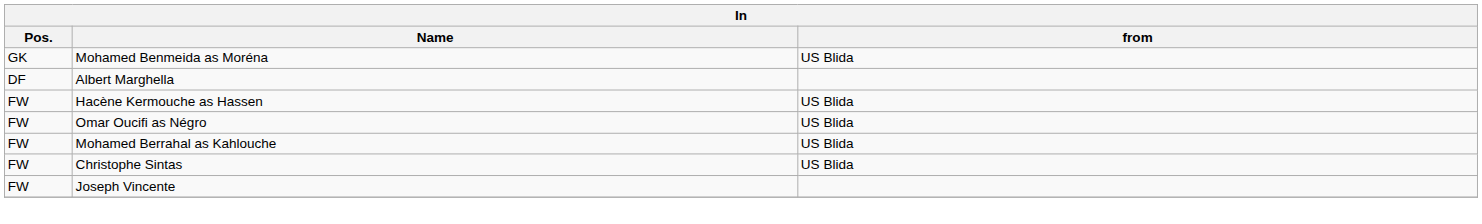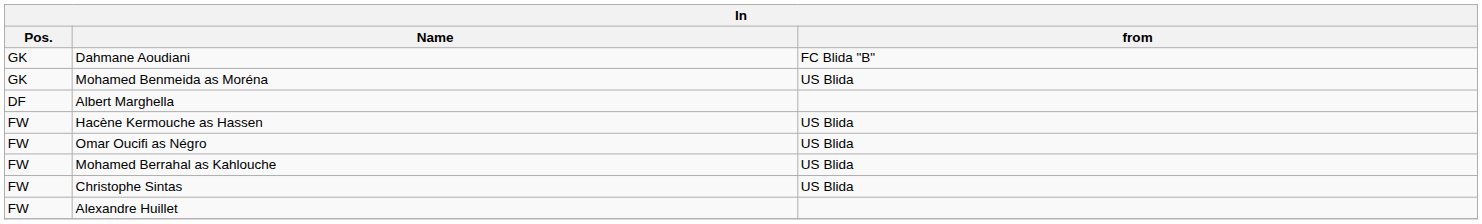+ row: (133, 58)
+ row: (127, 208)
- row: (126, 187)
